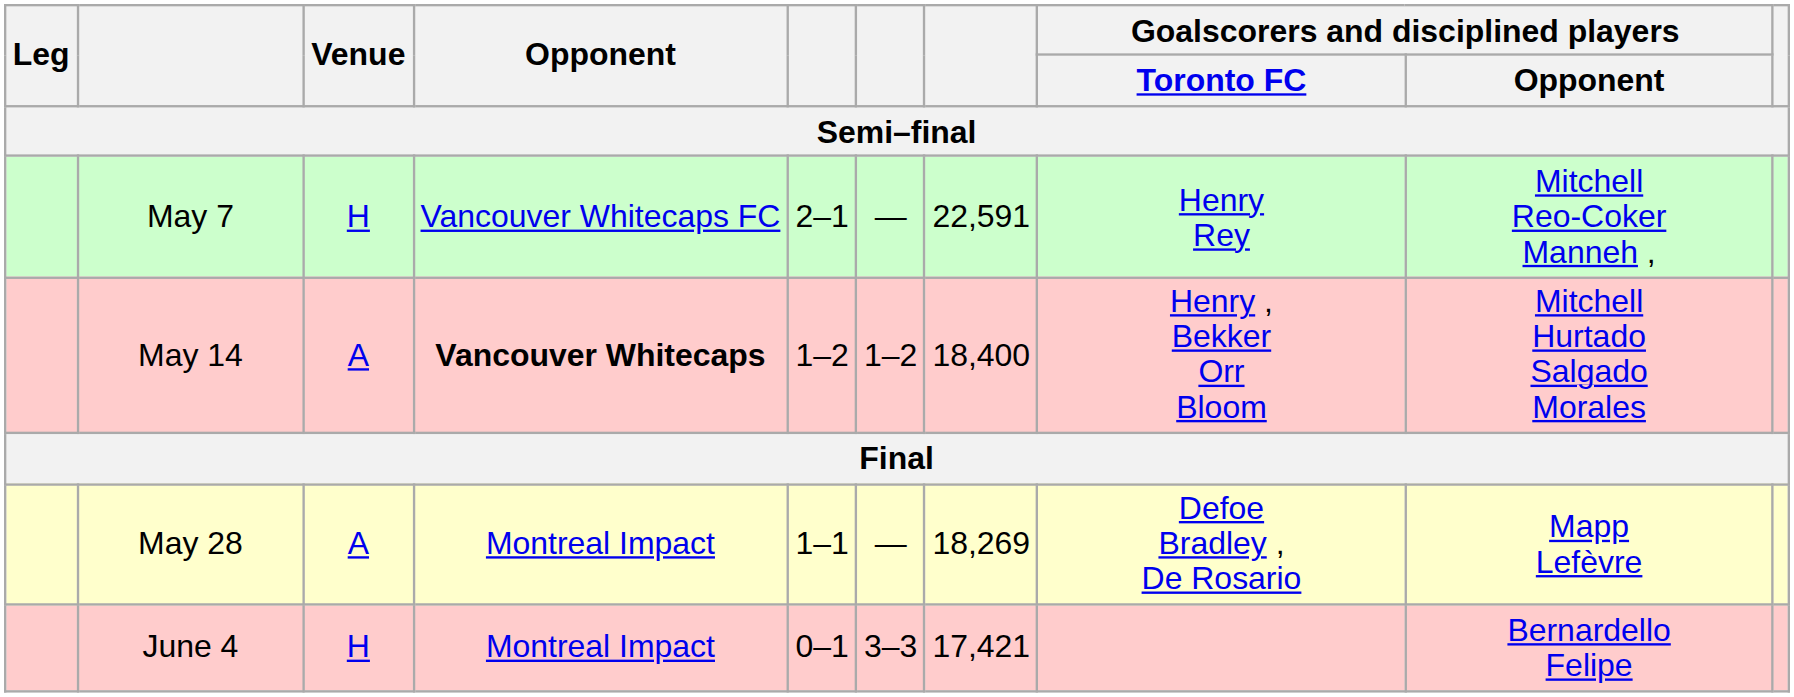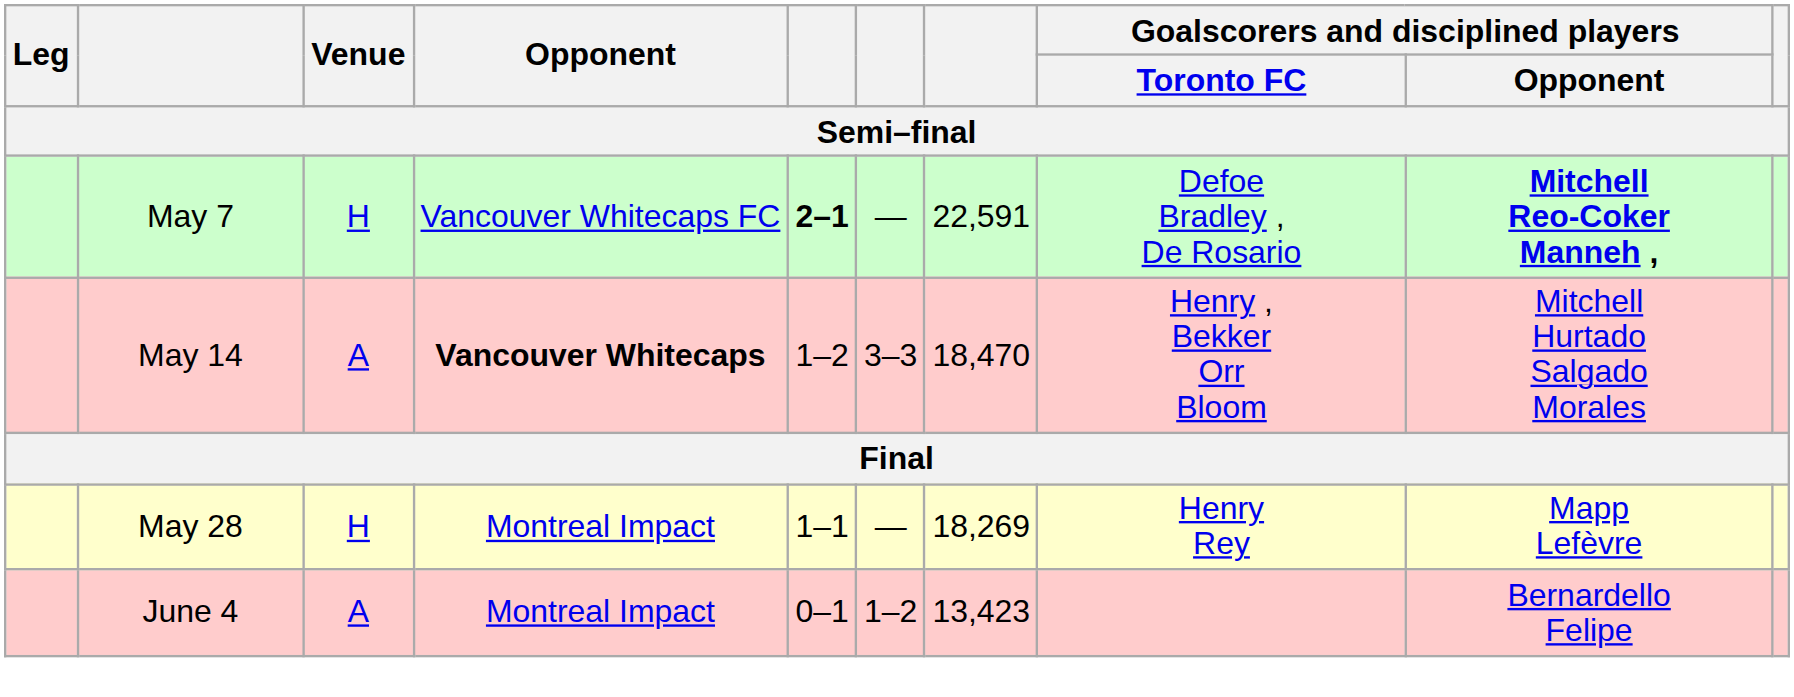(822, 216) normal -> (822, 216) bold
(1221, 216) Henry Rey -> (1221, 216) Defoe Bradley , De Rosario
(1589, 216) normal -> (1589, 216) bold
(891, 355) 1–2 -> (891, 355) 3–3
(981, 355) 18,400 -> (981, 355) 18,470
(358, 544) A -> (358, 526) H
(1221, 544) Defoe Bradley , De Rosario -> (1221, 526) Henry Rey
(358, 647) H -> (358, 612) A
(891, 647) 3–3 -> (891, 612) 1–2
(981, 647) 17,421 -> (981, 612) 13,423
